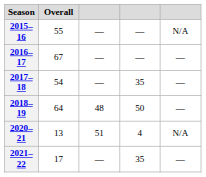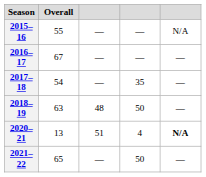(59, 108) 64 -> (59, 108) 63
(180, 133) normal -> (180, 133) bold
(59, 158) 17 -> (59, 158) 65
(140, 158) 35 -> (140, 158) 50
